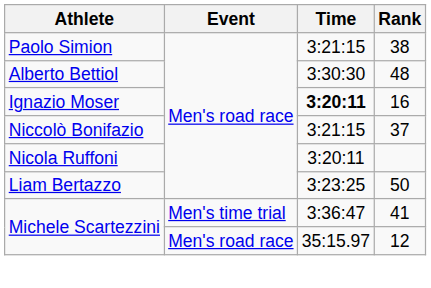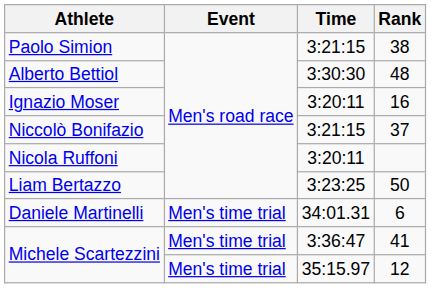(336, 102) bold -> (336, 102) normal
+ row: (400, 213)
(231, 241) Men's road race -> (227, 269) Men's time trial
